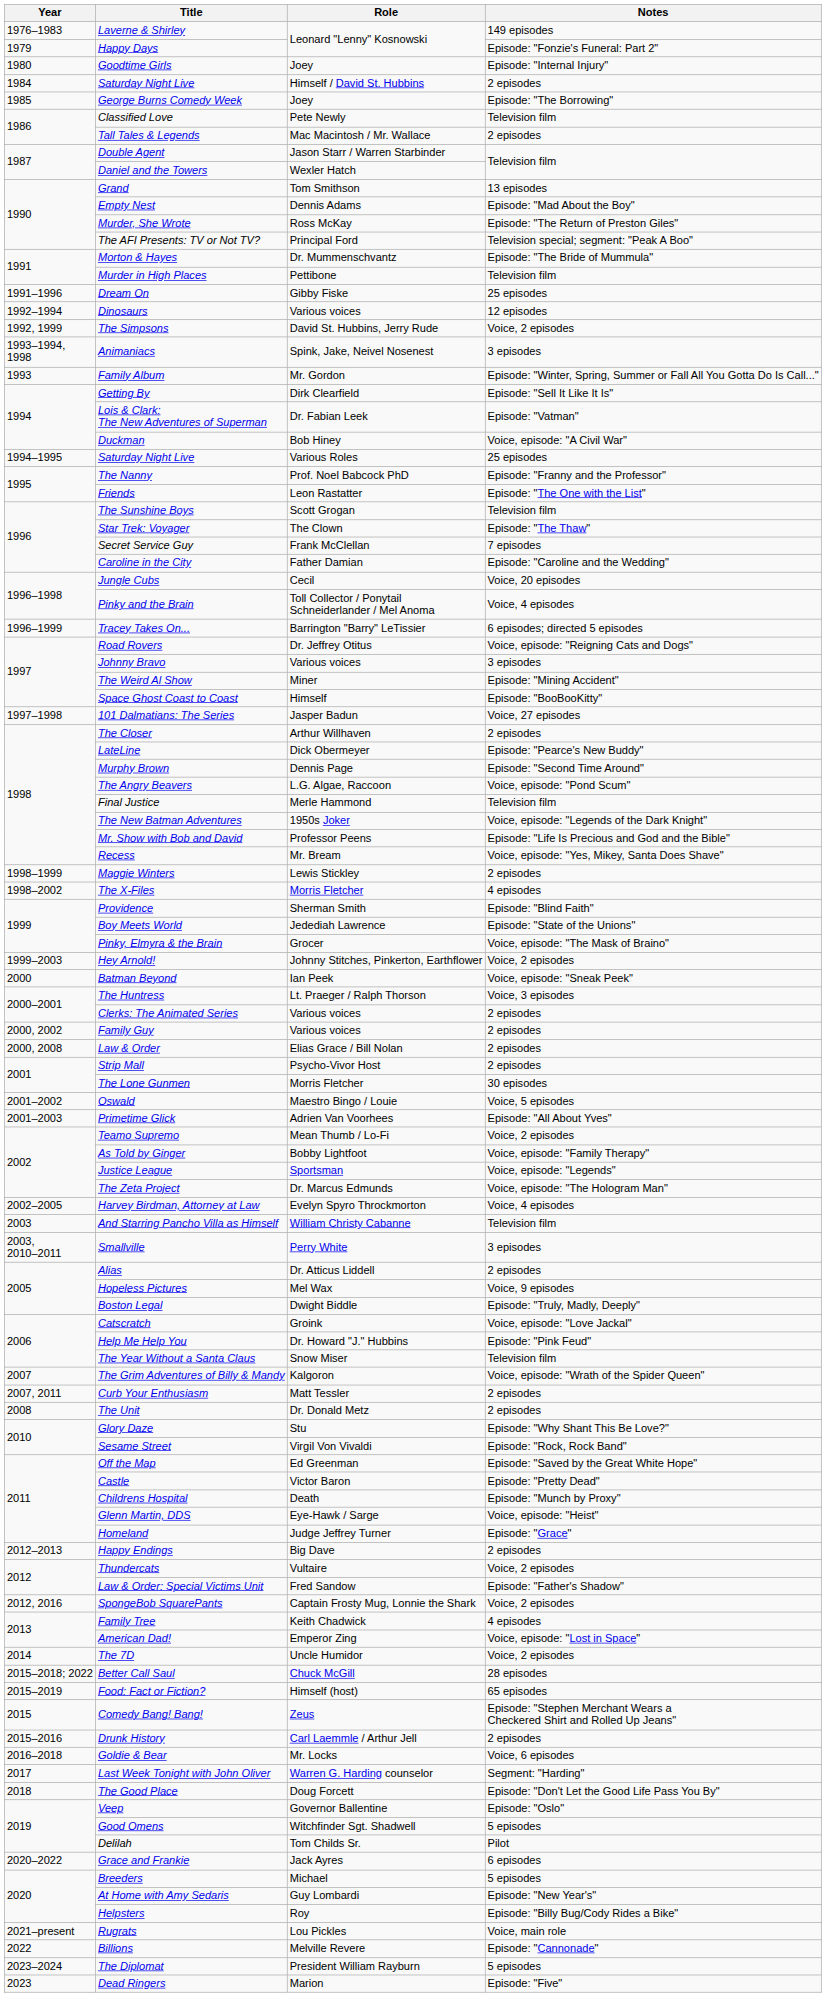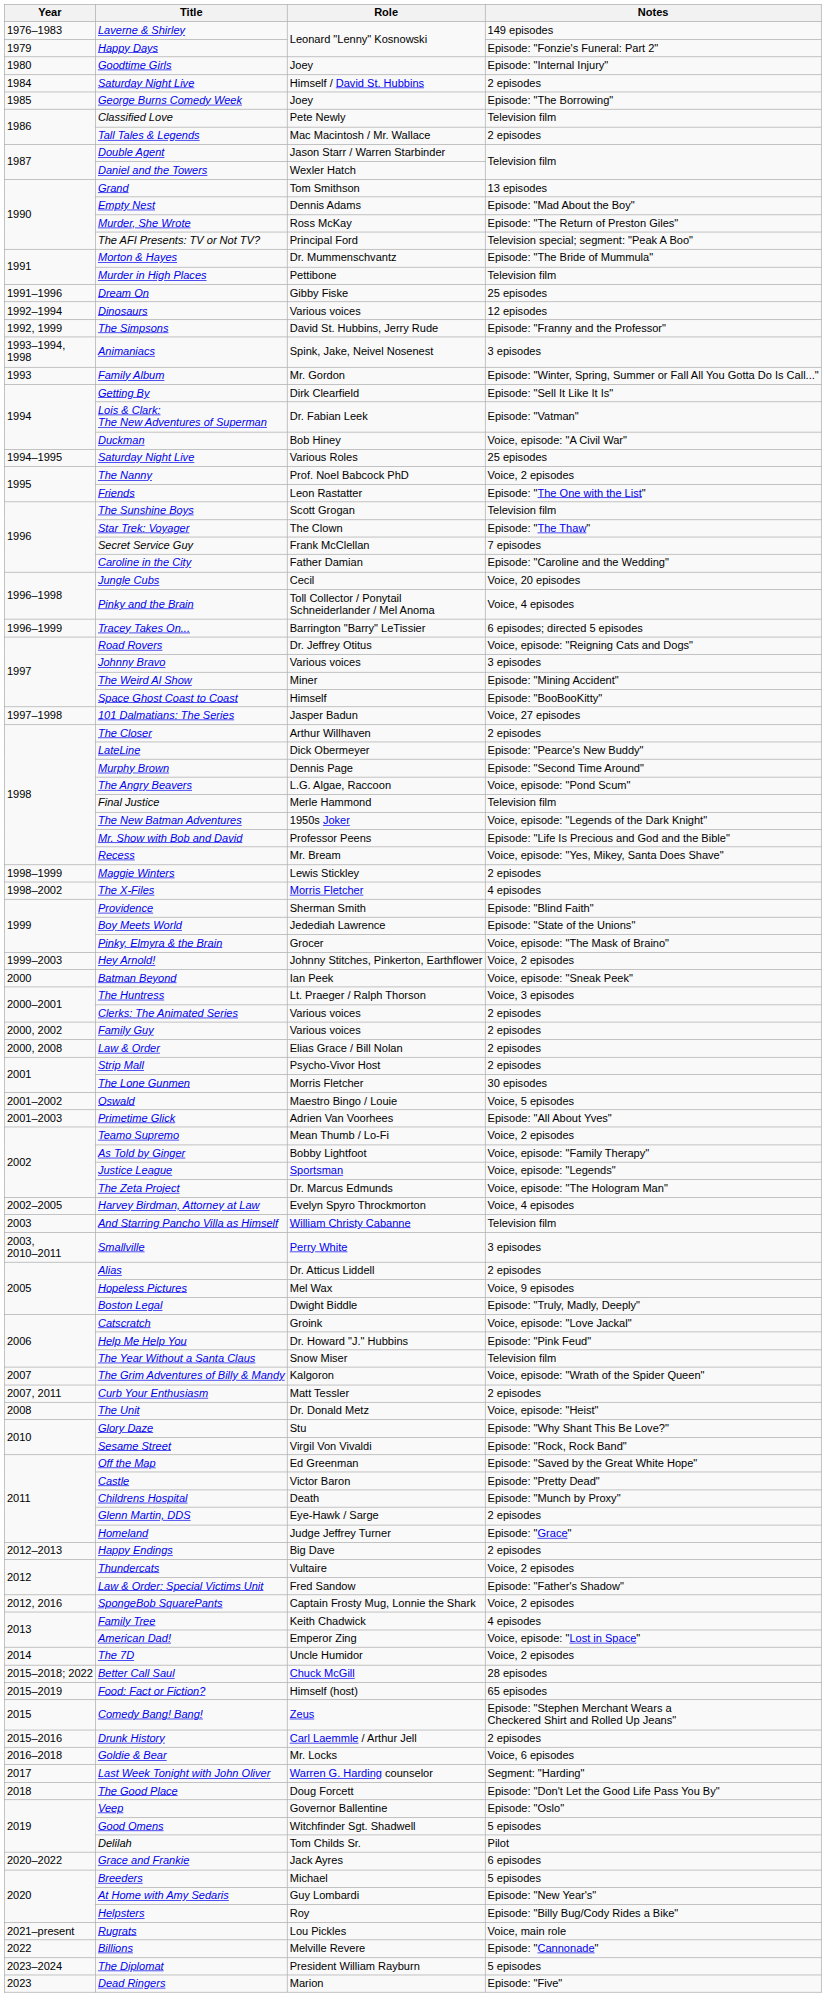(531, 328) Voice, 2 episodes -> (577, 328) Episode: "Franny and the Professor"
(577, 475) Episode: "Franny and the Professor" -> (531, 475) Voice, 2 episodes
(514, 1411) 2 episodes -> (543, 1411) Voice, episode: "Heist"
(543, 1516) Voice, episode: "Heist" -> (514, 1516) 2 episodes
